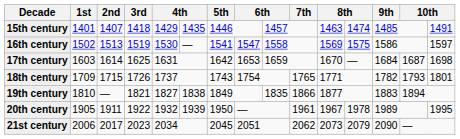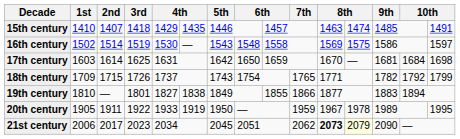(84, 28) 1401 -> (84, 28) 1410
(111, 45) 1513 -> (111, 45) 1514
(221, 45) 1541 -> (221, 45) 1543
(249, 45) 1547 -> (249, 45) 1548
(249, 61) 1653 -> (249, 61) 1650
(386, 61) 1684 -> (386, 61) 1681
(414, 61) 1687 -> (414, 61) 1684
(414, 77) 1793 -> (414, 77) 1792
(441, 77) 1801 -> (441, 77) 1799
(139, 93) 1821 -> (139, 93) 1801
(276, 93) 1835 -> (276, 93) 1855
(166, 110) 1932 -> (166, 110) 1933
(194, 110) 1939 -> (194, 110) 1919
(304, 110) 1961 -> (304, 110) 1959
(331, 126) normal -> (331, 126) bold
(359, 126) no background -> (359, 126) lightyellow background
